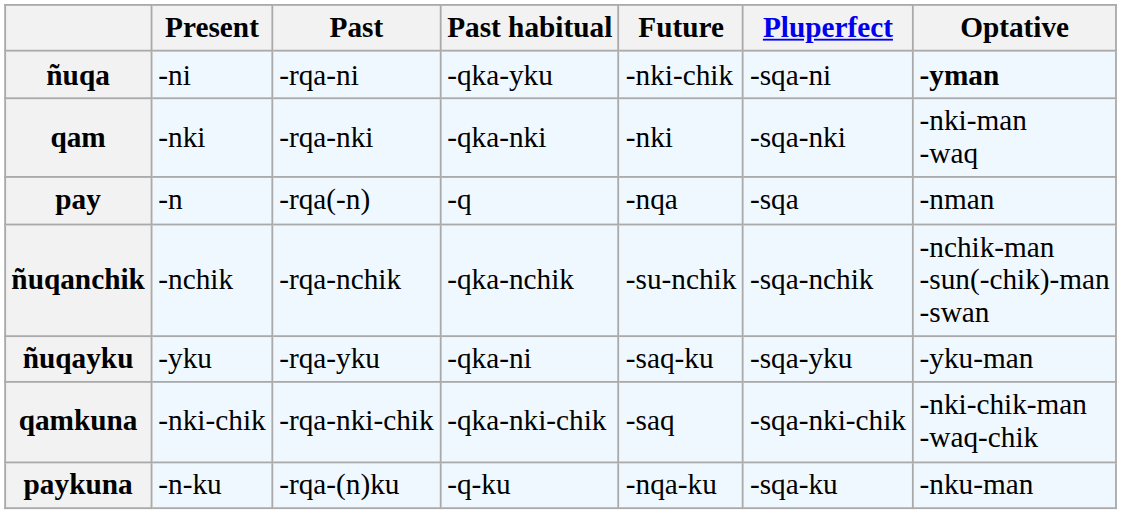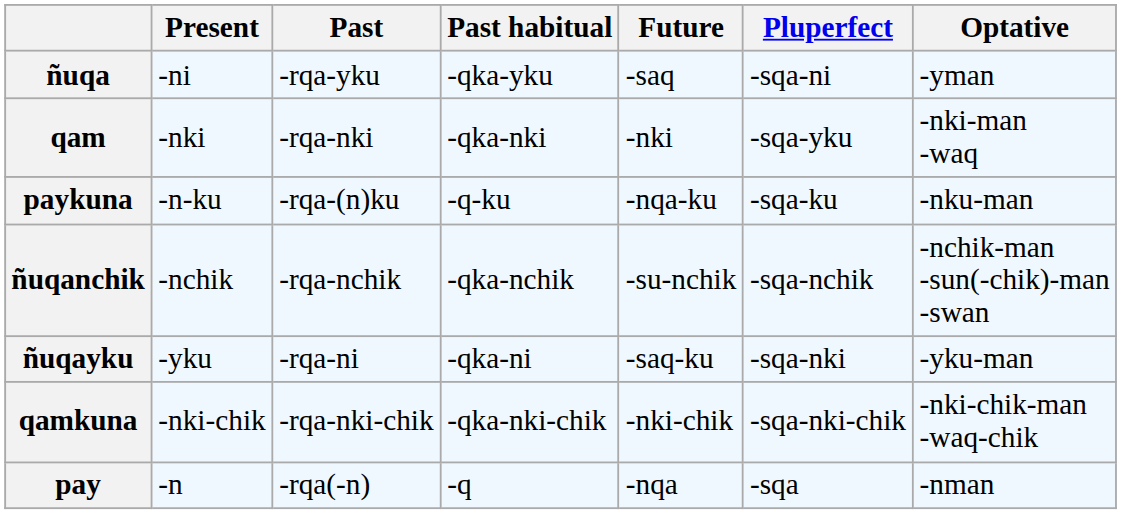(319, 74) -rqa-ni -> (330, 74) -rqa-yku
(679, 74) -nki-chik -> (650, 74) -saq
(959, 74) bold -> (957, 74) normal
(798, 137) -sqa-nki -> (801, 137) -sqa-yku
rows swapped: (78, 199) <-> (78, 484)
(330, 358) -rqa-yku -> (319, 358) -rqa-ni
(801, 358) -sqa-yku -> (798, 358) -sqa-nki
(650, 421) -saq -> (679, 421) -nki-chik
